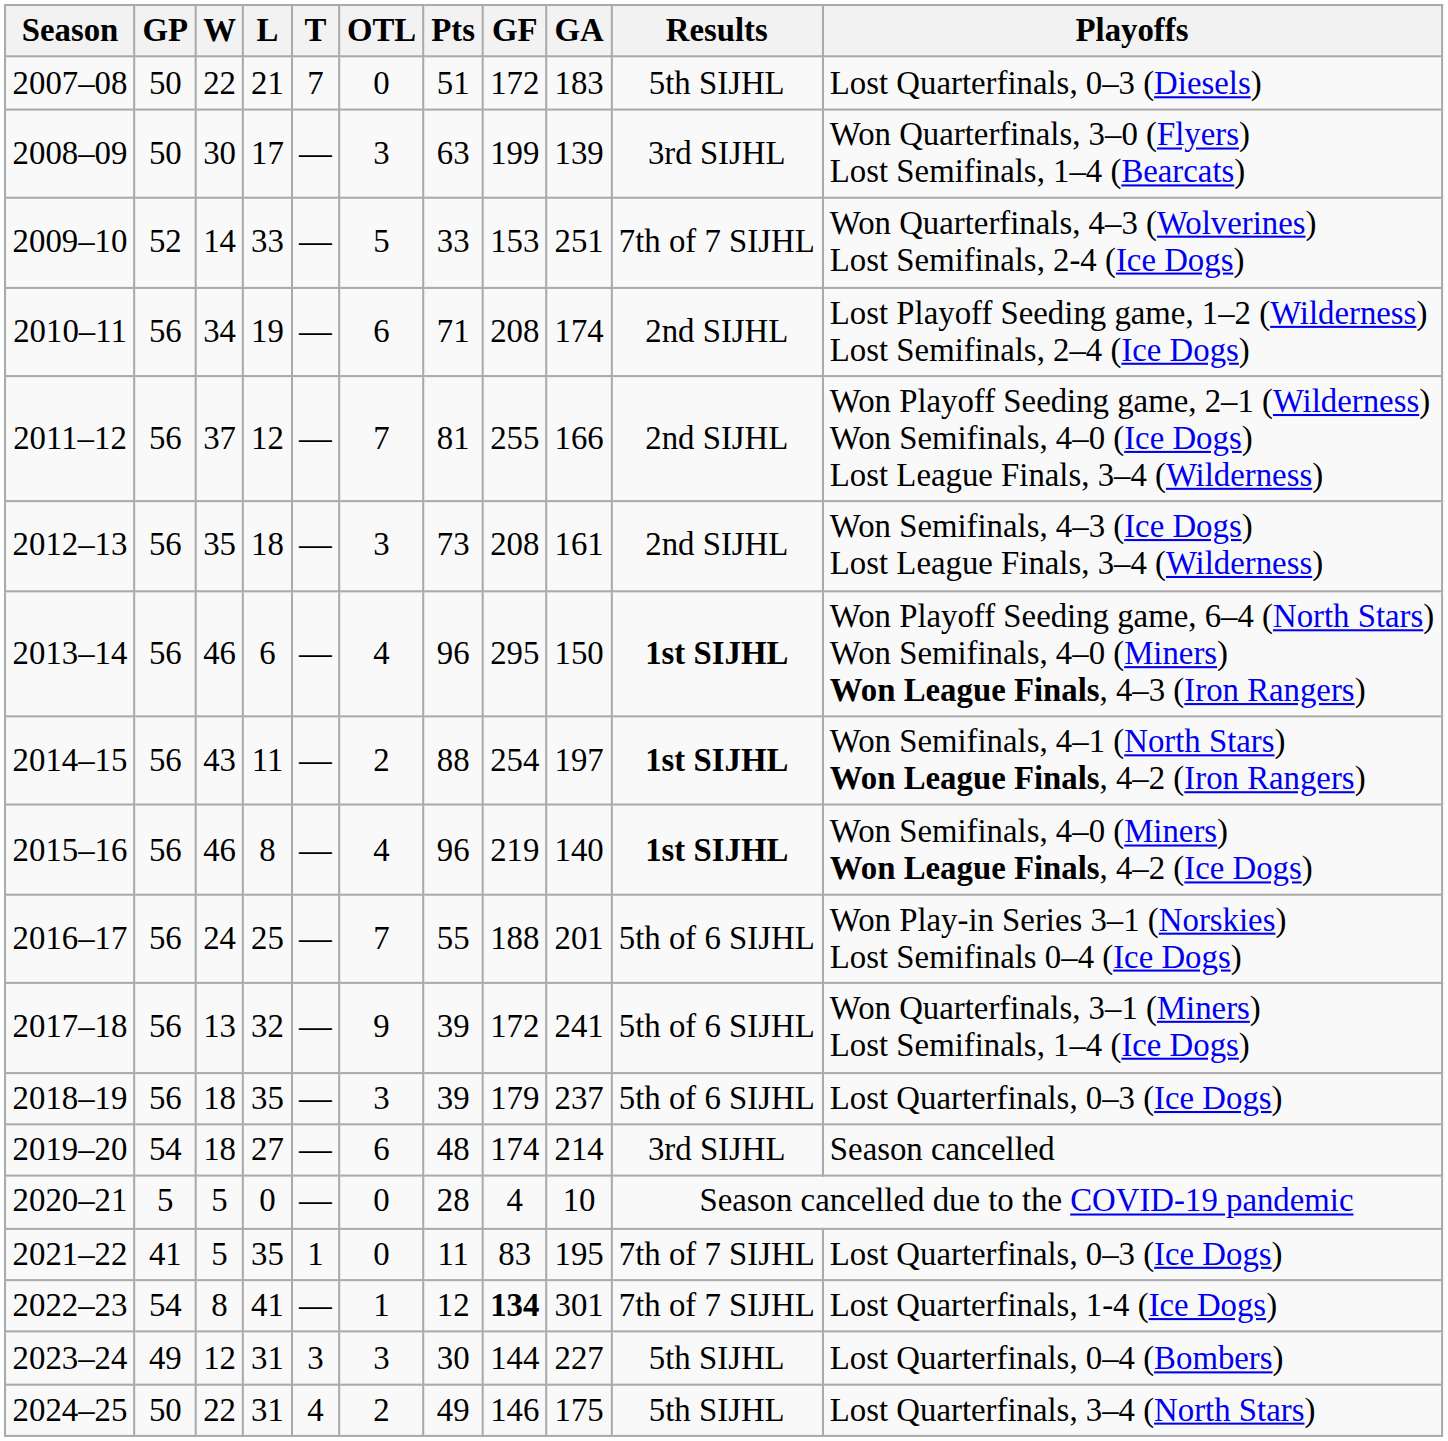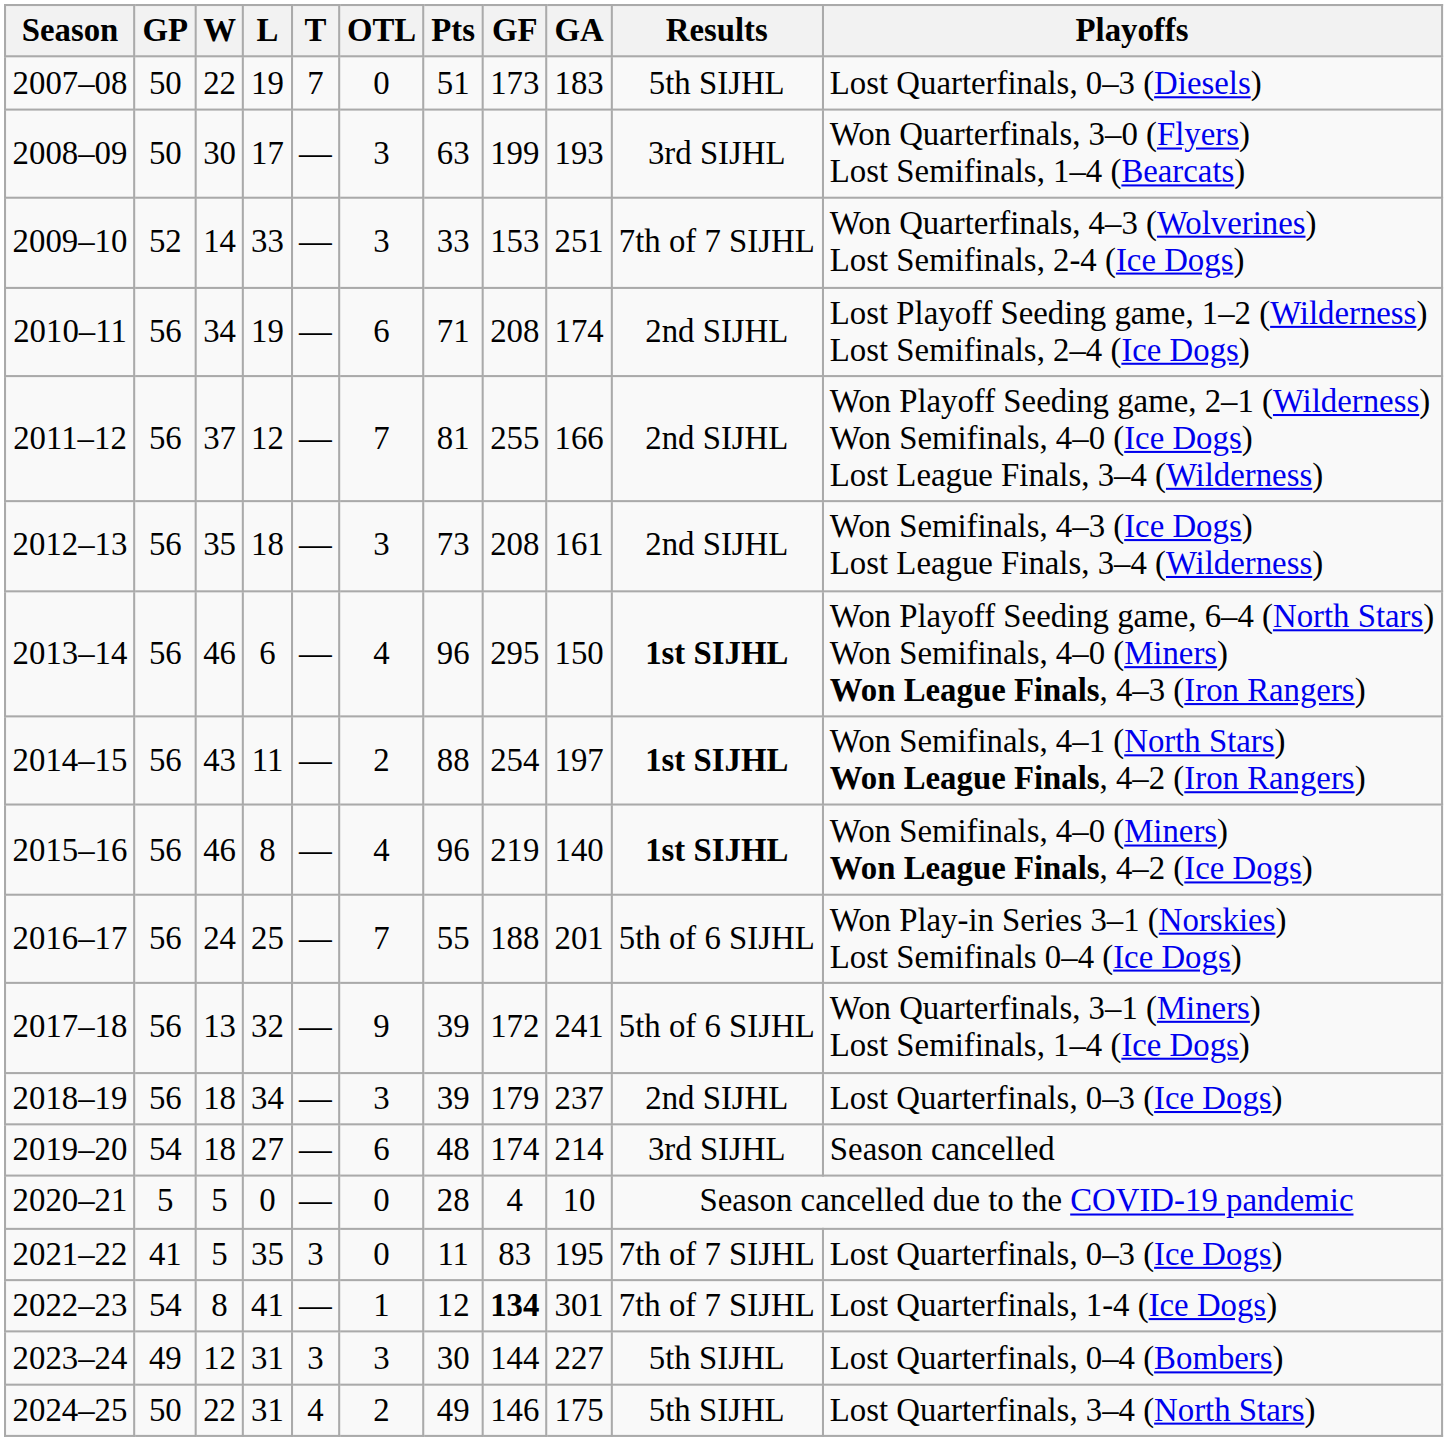(267, 82) 21 -> (267, 82) 19
(515, 82) 172 -> (515, 82) 173
(579, 152) 139 -> (579, 152) 193
(382, 241) 5 -> (382, 241) 3
(267, 1097) 35 -> (267, 1097) 34
(717, 1097) 5th of 6 SIJHL -> (717, 1097) 2nd SIJHL
(315, 1253) 1 -> (315, 1253) 3
